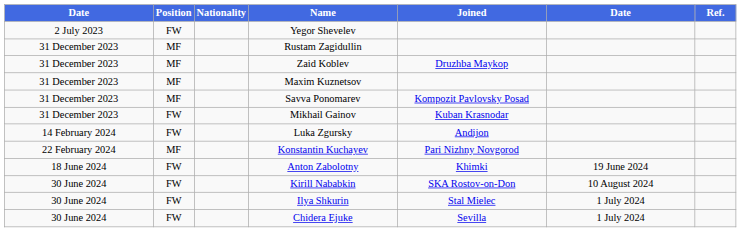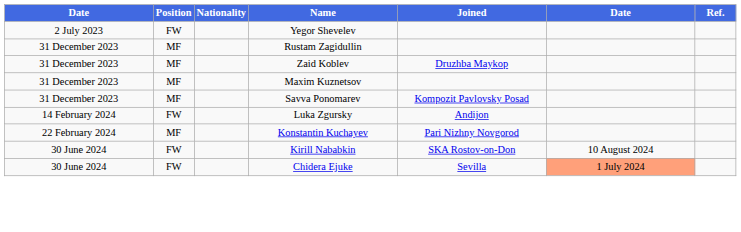- row: (323, 116)
- row: (323, 167)
- row: (323, 201)
(621, 218) no background -> (621, 167) lightsalmon background
